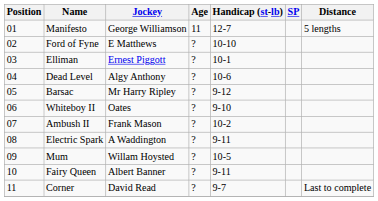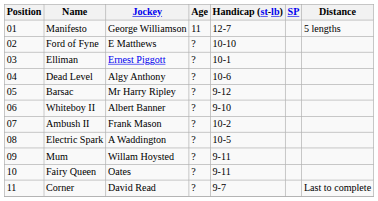(120, 108) Oates -> (137, 108) Albert Banner
(222, 140) 9-11 -> (222, 140) 10-5
(222, 156) 10-5 -> (222, 156) 9-11
(137, 172) Albert Banner -> (120, 172) Oates
